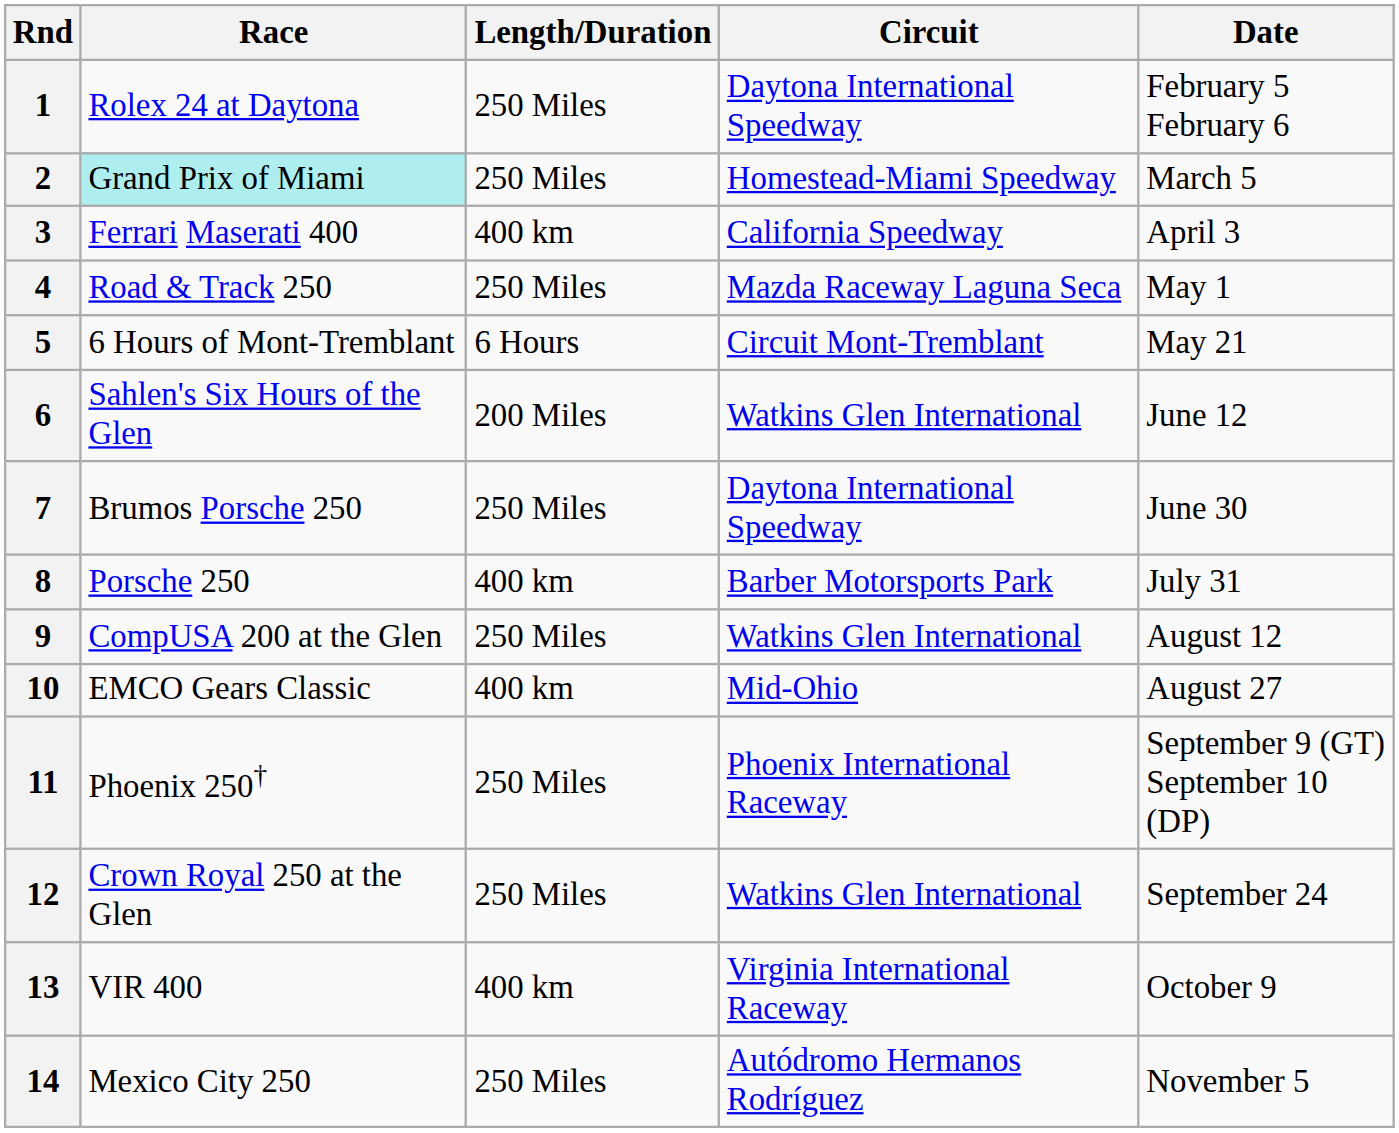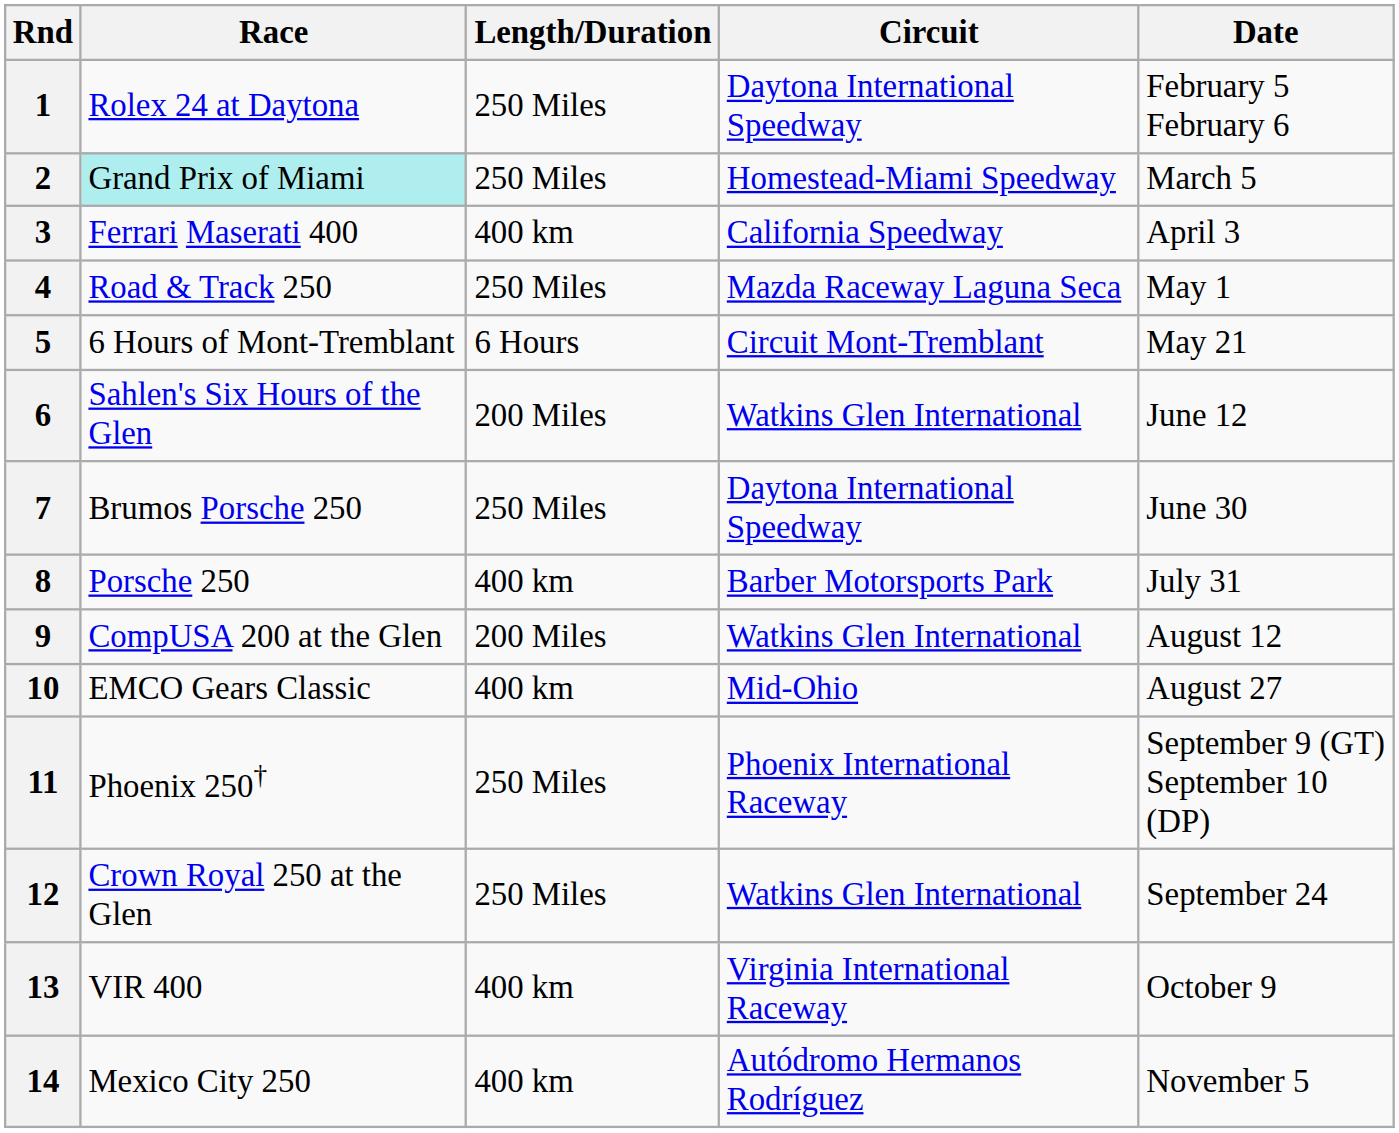(540, 635) 250 Miles -> (540, 635) 200 Miles
(540, 1080) 250 Miles -> (524, 1080) 400 km
